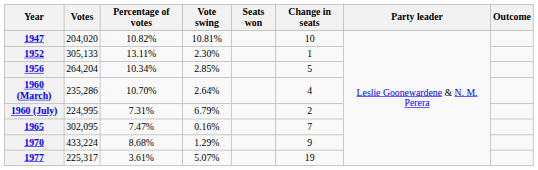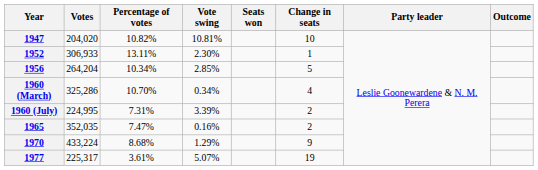(82, 54) 305,133 -> (82, 54) 306,933
(82, 90) 235,286 -> (82, 90) 325,286
(207, 90) 2.64% -> (207, 90) 0.34%
(207, 111) 6.79% -> (207, 111) 3.39%
(82, 127) 302,095 -> (82, 127) 352,035
(310, 127) 7 -> (310, 127) 2
